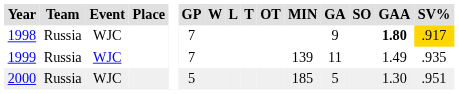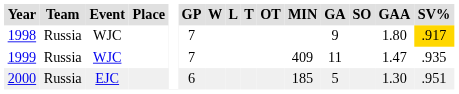(394, 36) bold -> (394, 36) normal
(303, 57) 139 -> (303, 57) 409
(394, 57) 1.49 -> (394, 57) 1.47
(107, 78) WJC -> (107, 78) EJC
(191, 78) 5 -> (191, 78) 6
